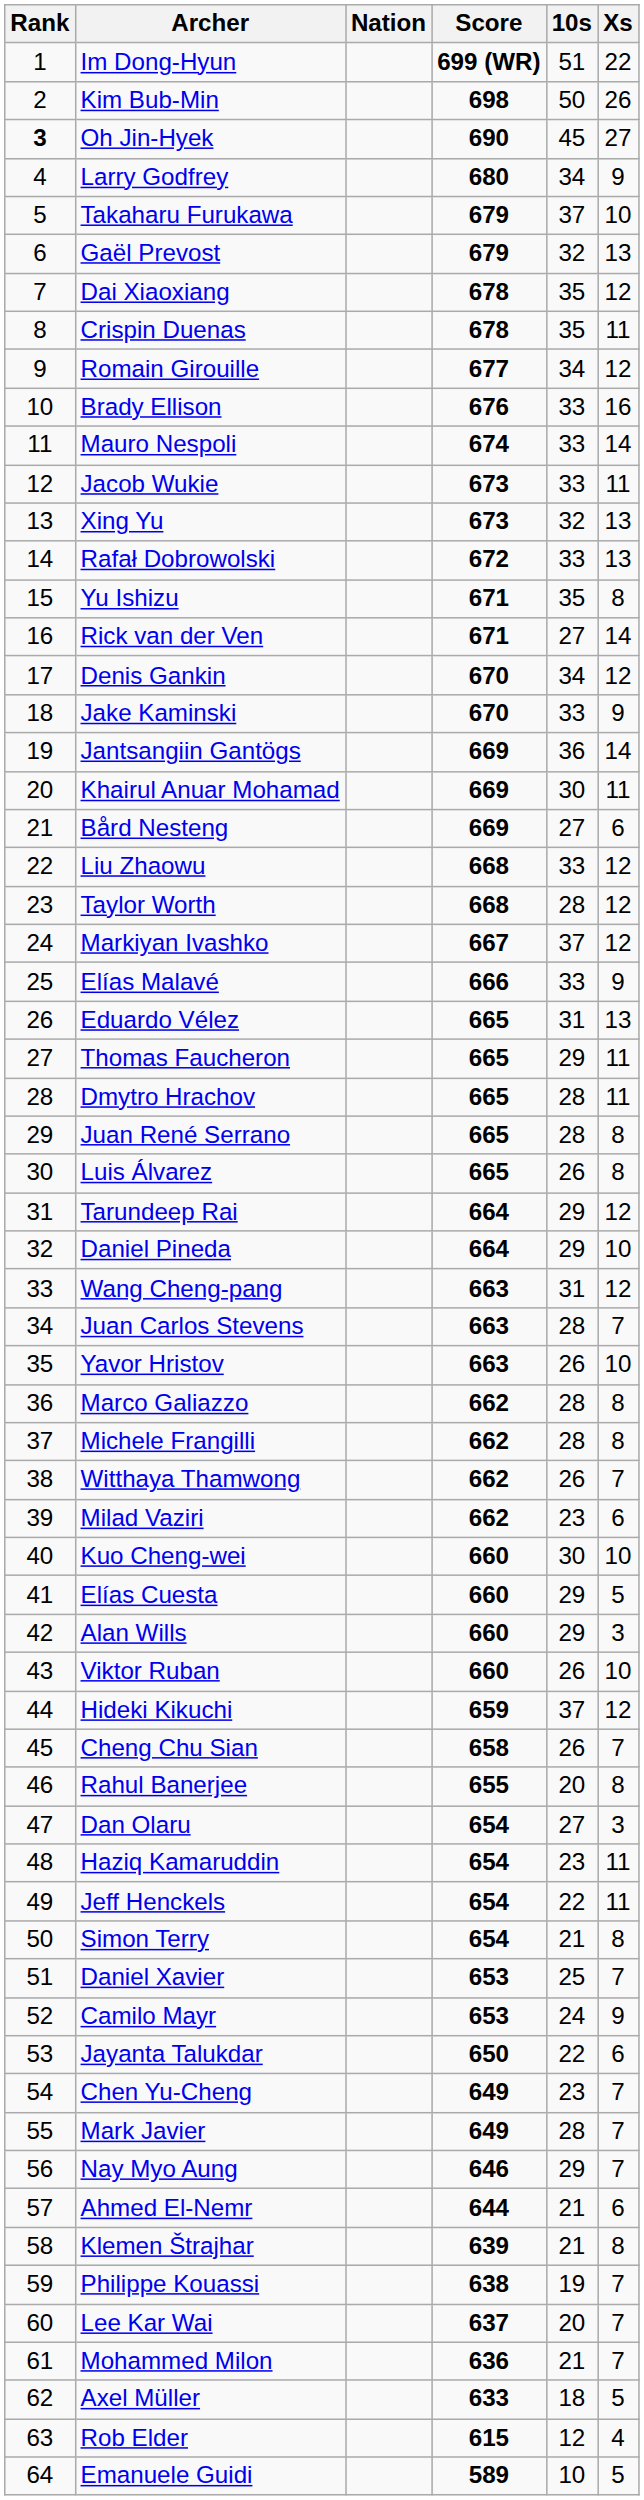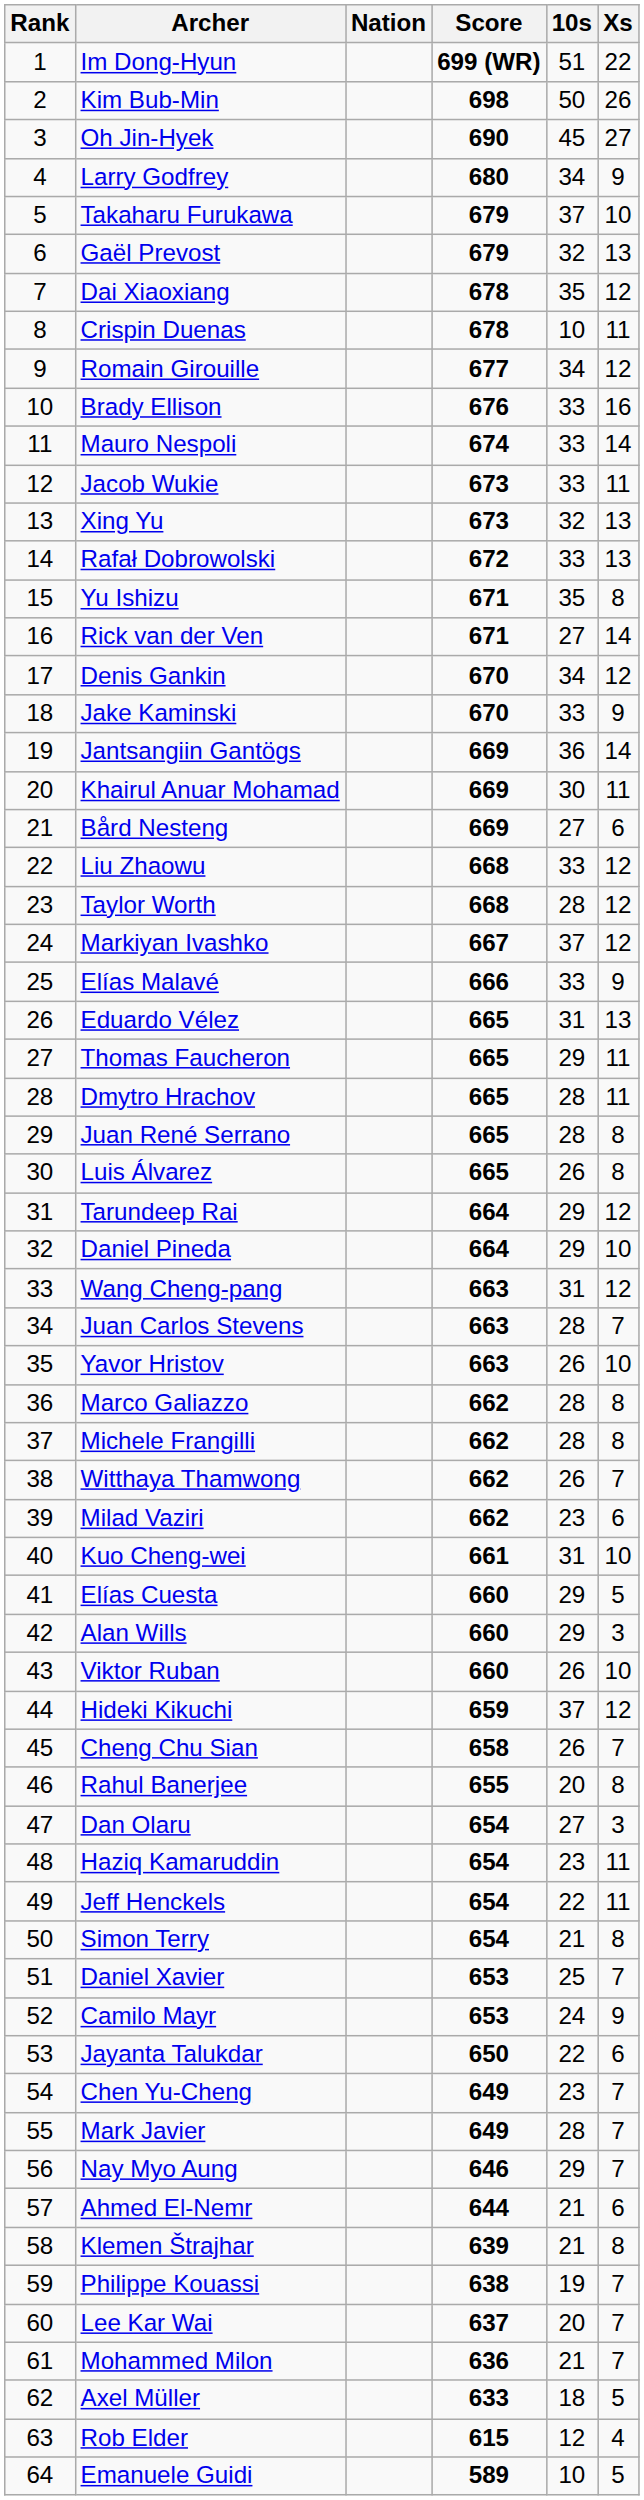(40, 138) bold -> (40, 138) normal
(572, 330) 35 -> (572, 330) 10
(489, 1556) 660 -> (489, 1556) 661
(572, 1556) 30 -> (572, 1556) 31
